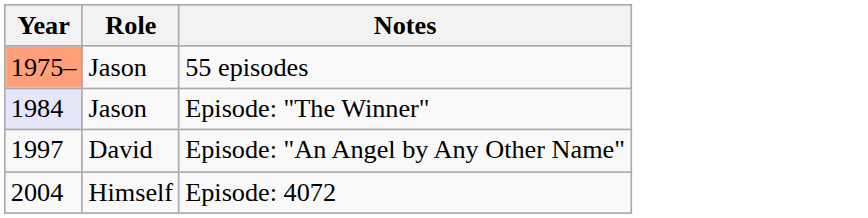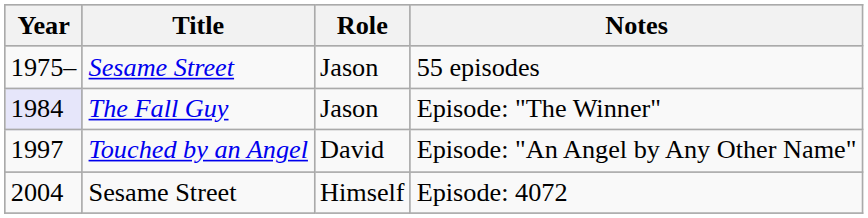+ column: (198, 25)
(44, 66) lightsalmon background -> (44, 66) no background
